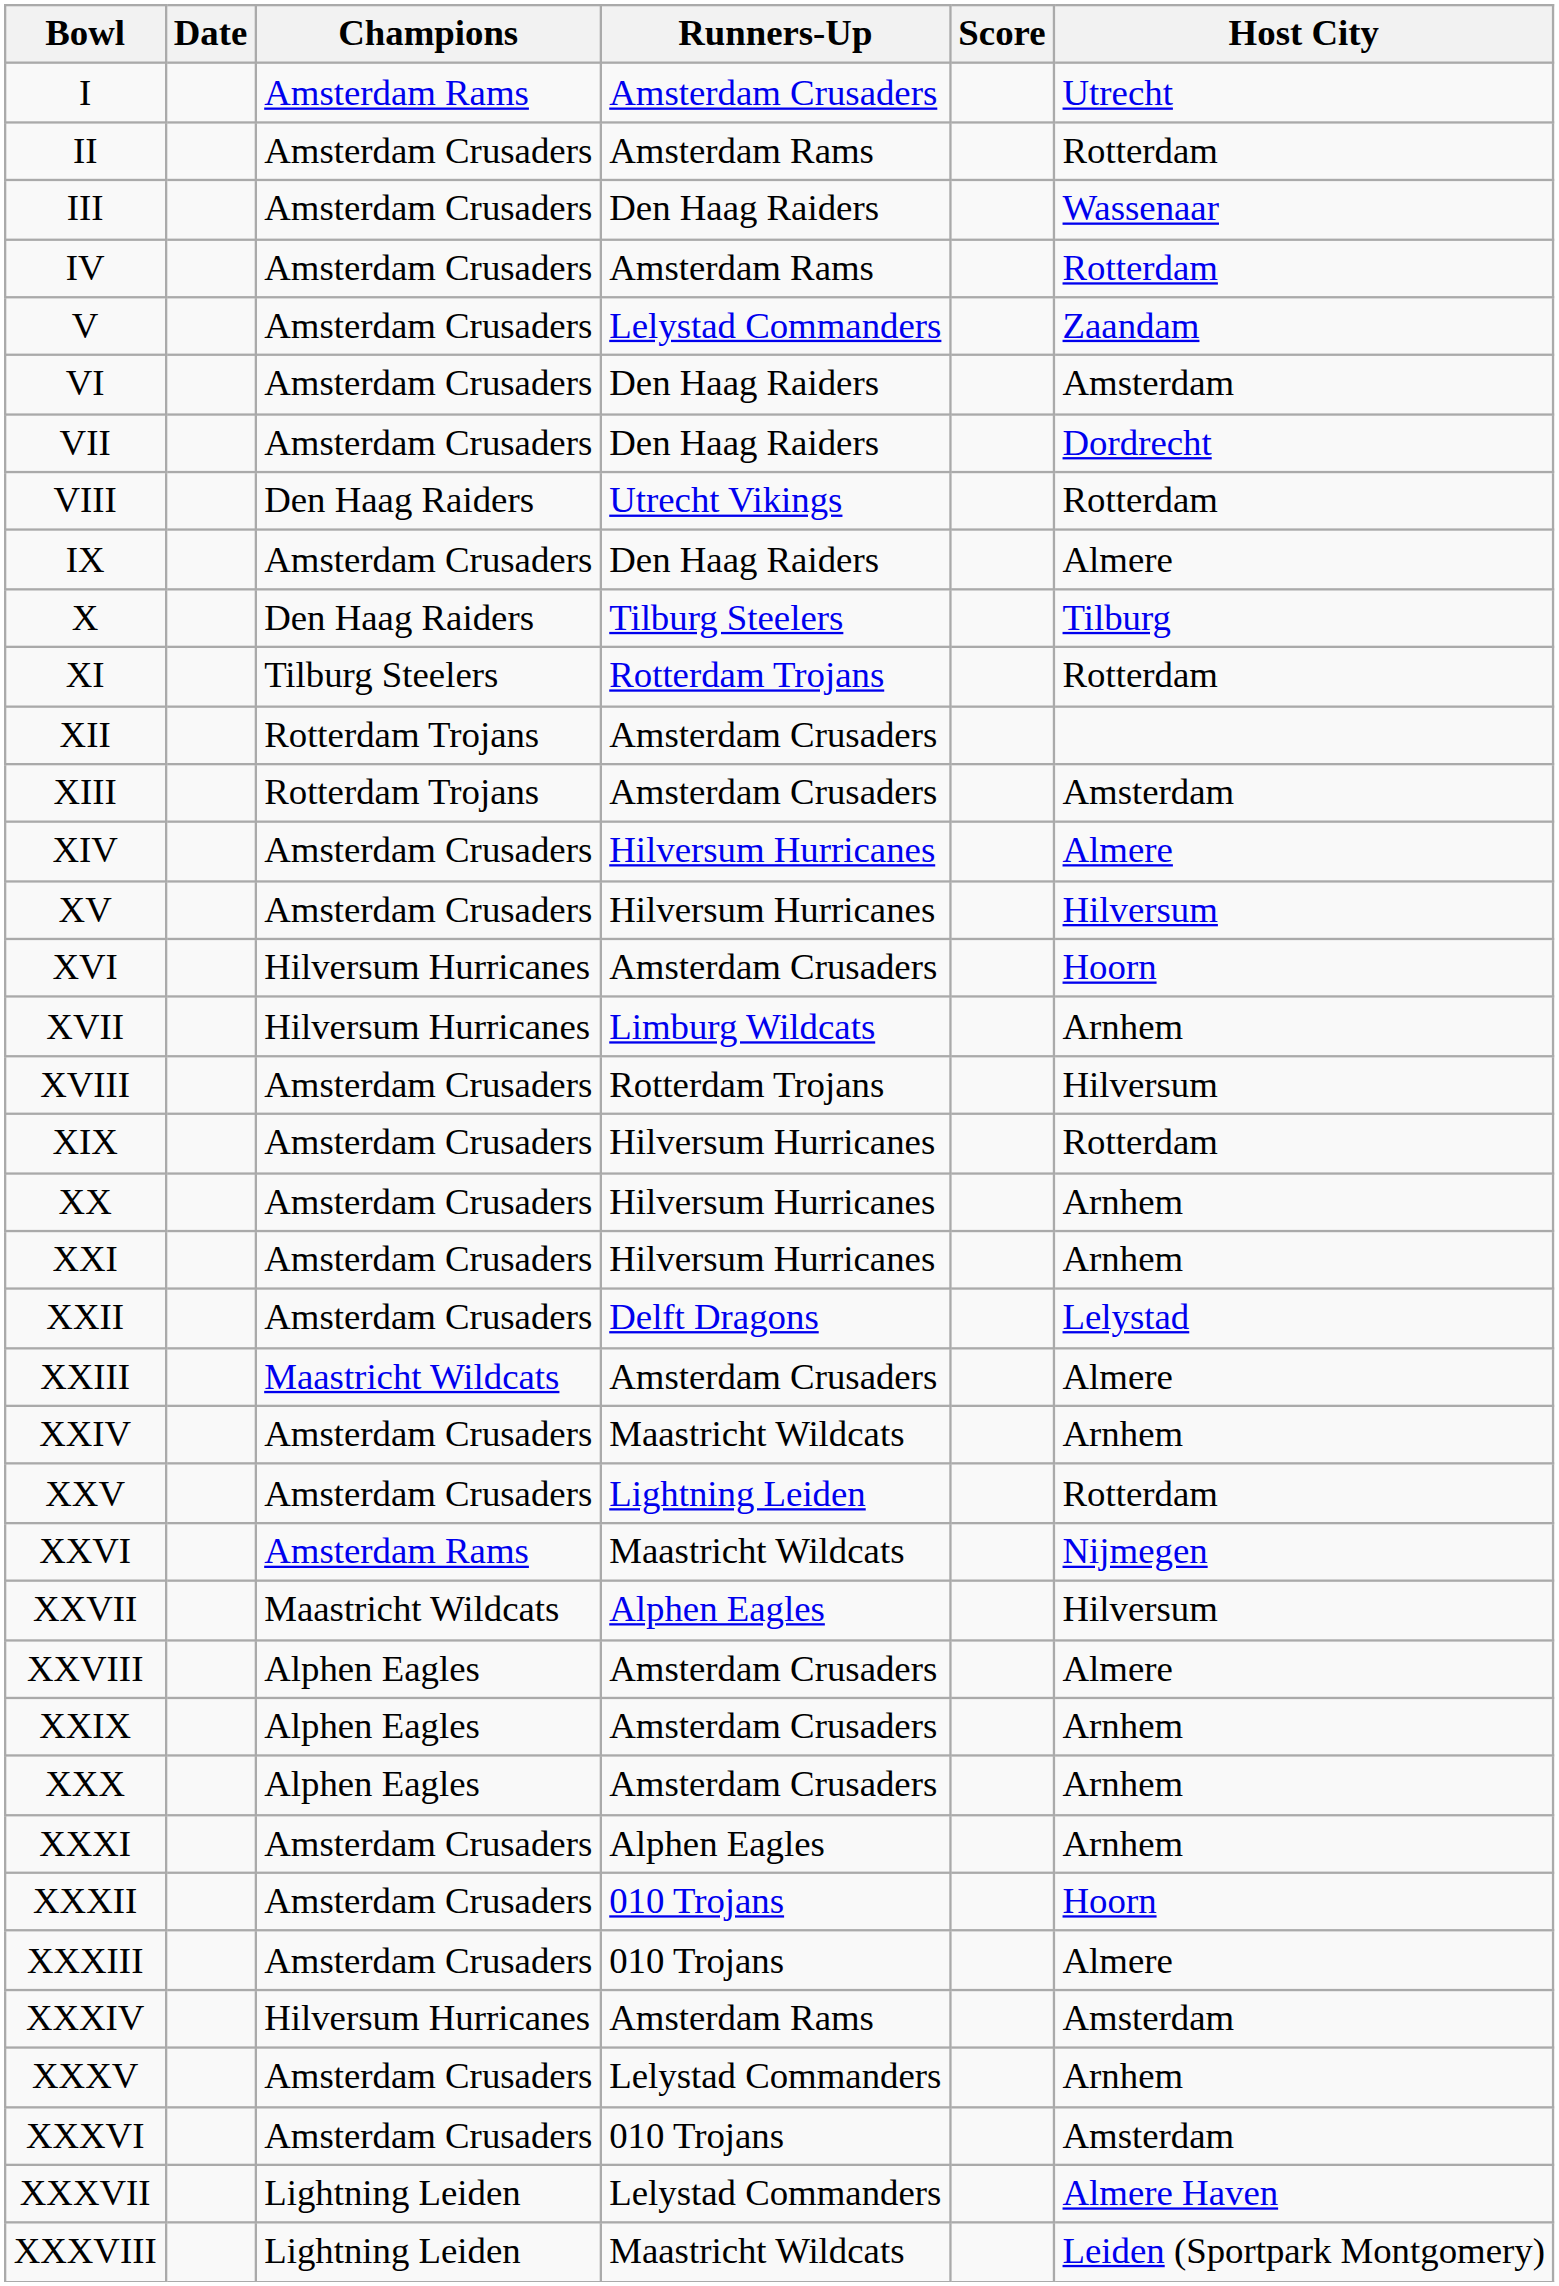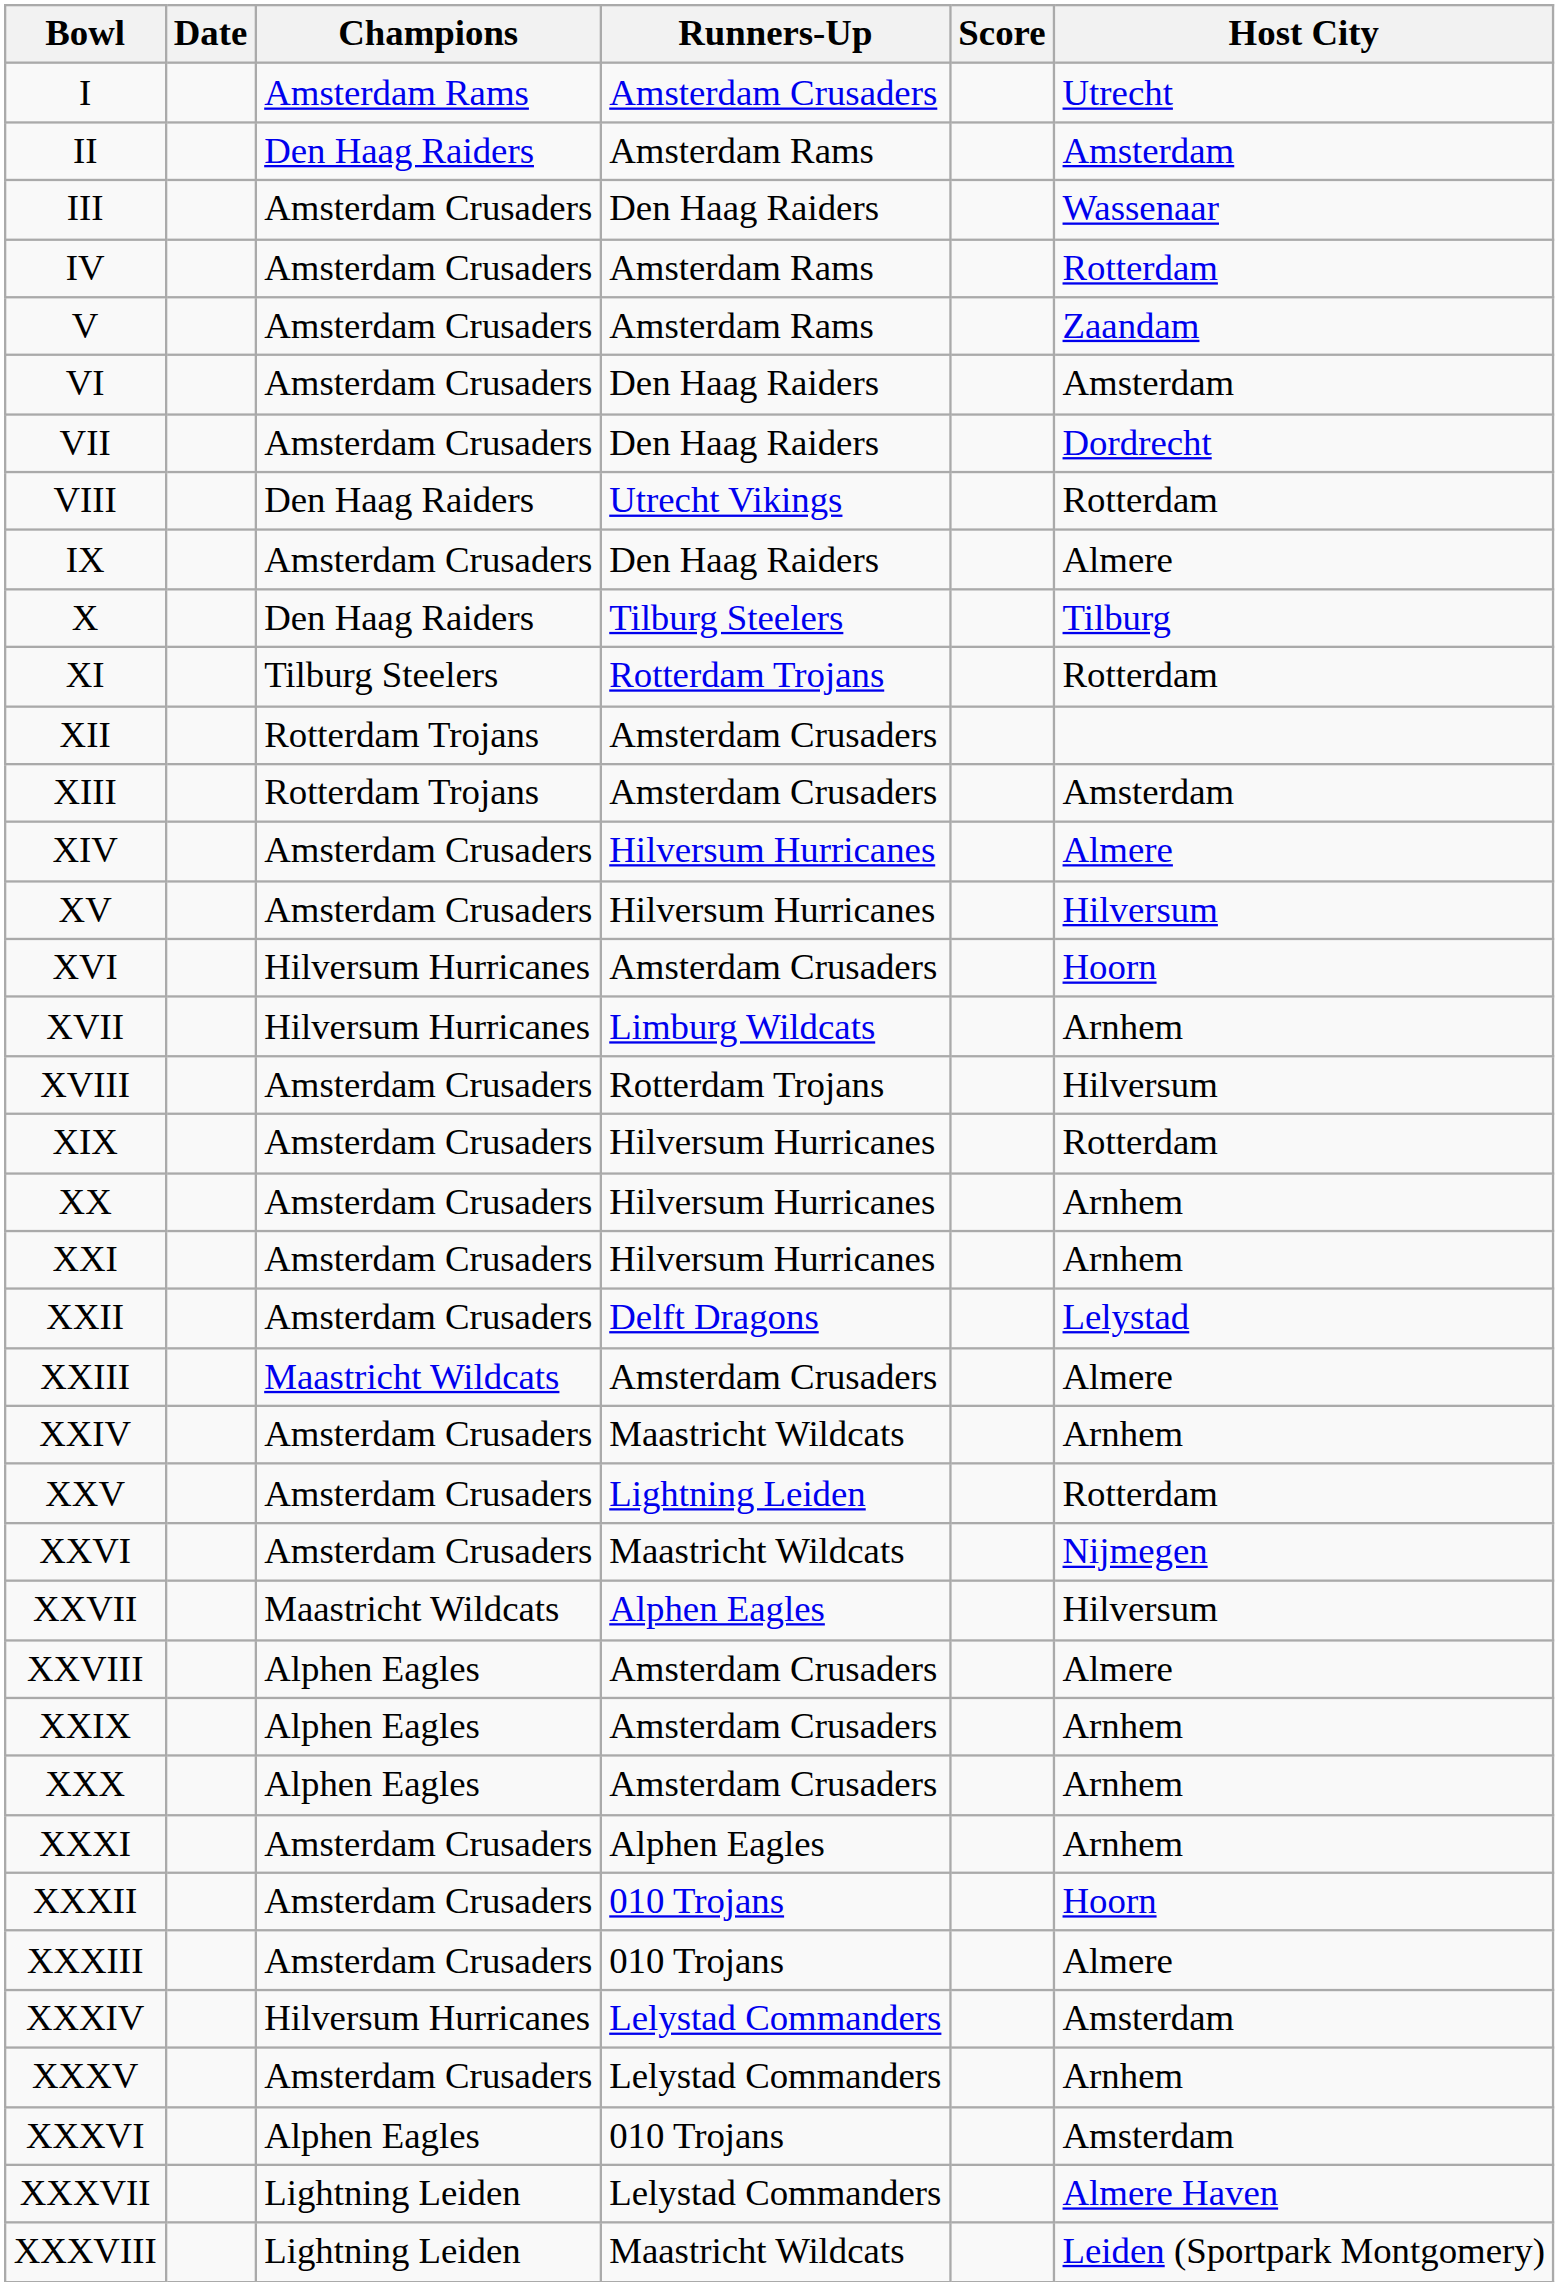(428, 150) Amsterdam Crusaders -> (399, 150) Den Haag Raiders
(1140, 150) Rotterdam -> (1148, 150) Amsterdam
(775, 325) Lelystad Commanders -> (742, 325) Amsterdam Rams
(397, 1551) Amsterdam Rams -> (428, 1551) Amsterdam Crusaders
(742, 2018) Amsterdam Rams -> (775, 2018) Lelystad Commanders
(428, 2134) Amsterdam Crusaders -> (372, 2134) Alphen Eagles
